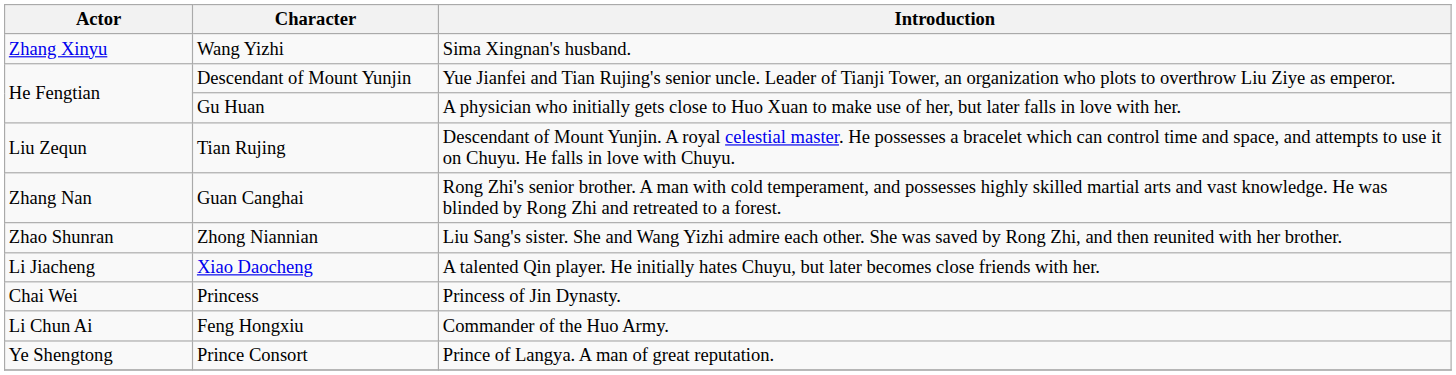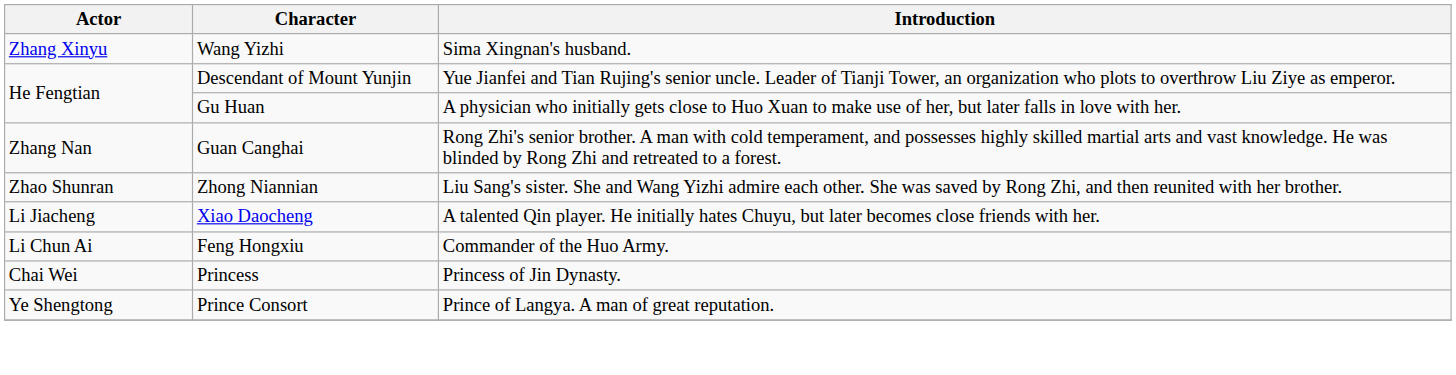- row: (241, 147)
rows swapped: (250, 325) <-> (228, 296)
